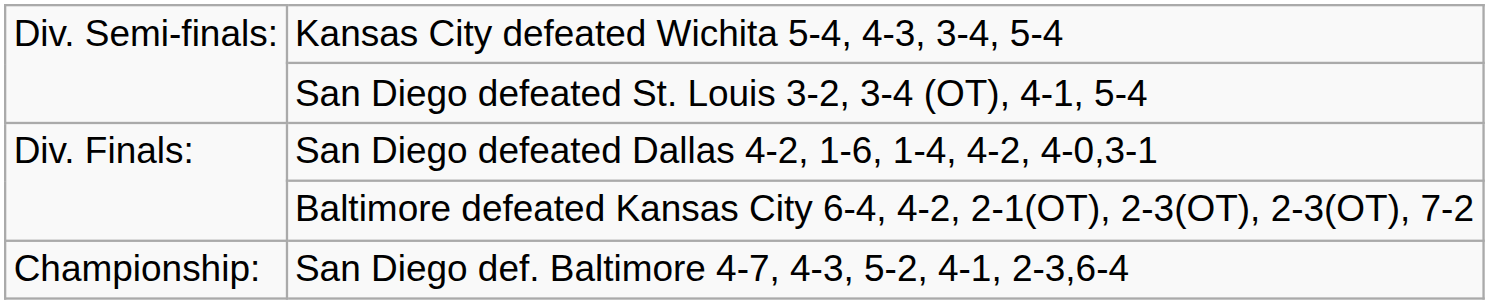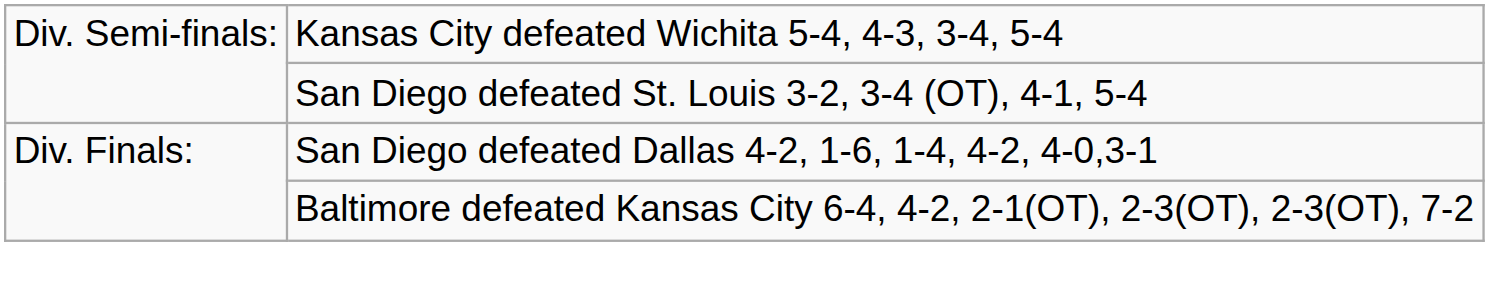- row: (712, 268)
